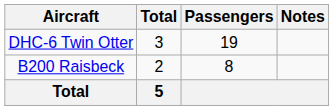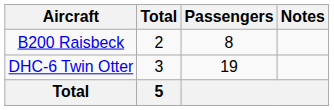rows swapped: (71, 42) <-> (71, 67)
